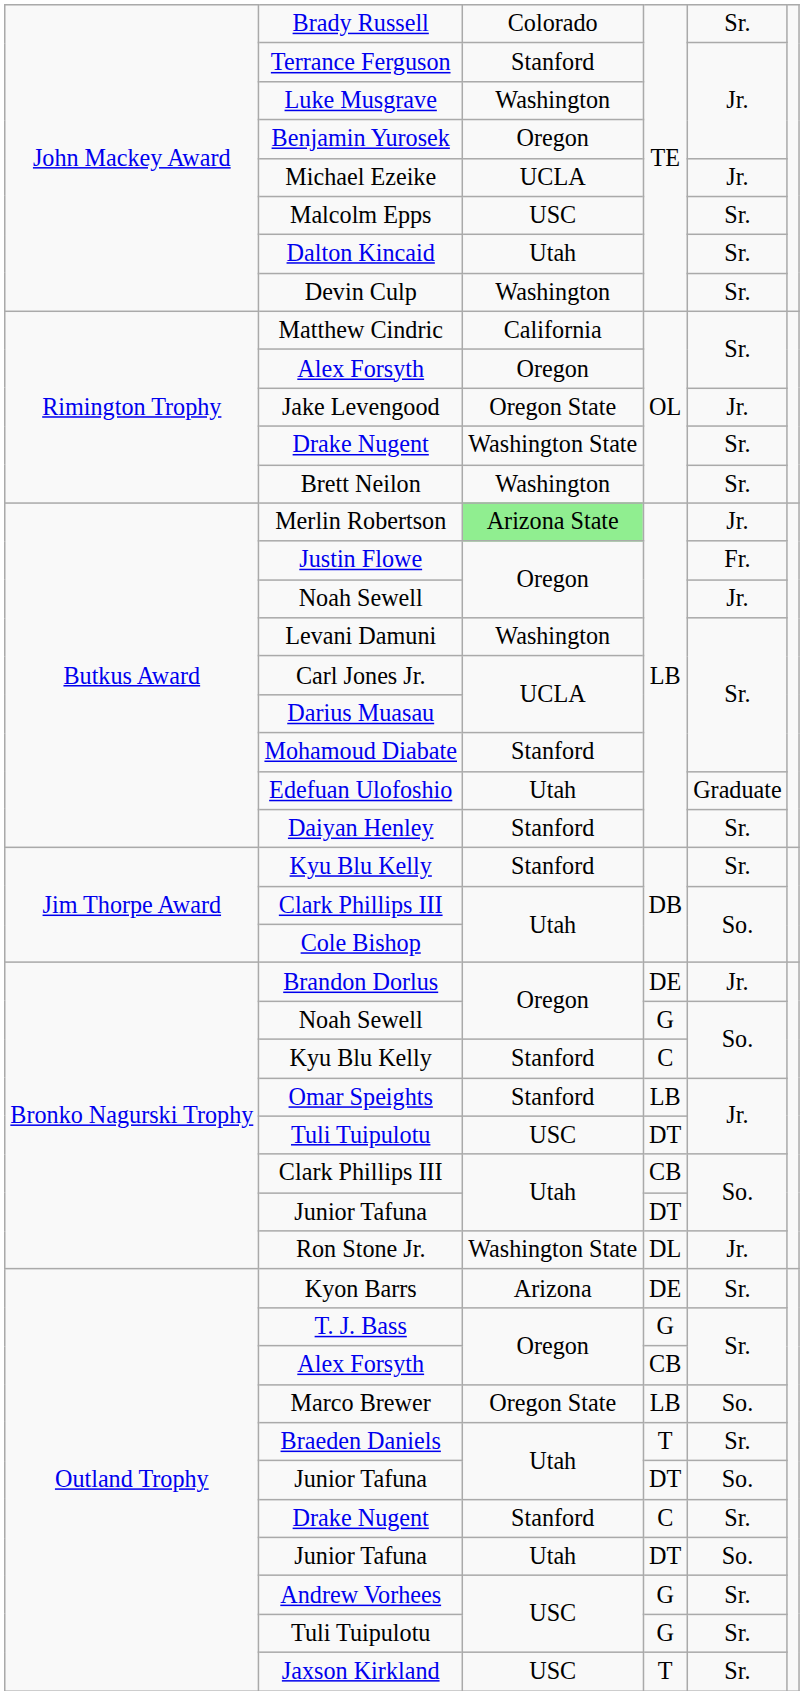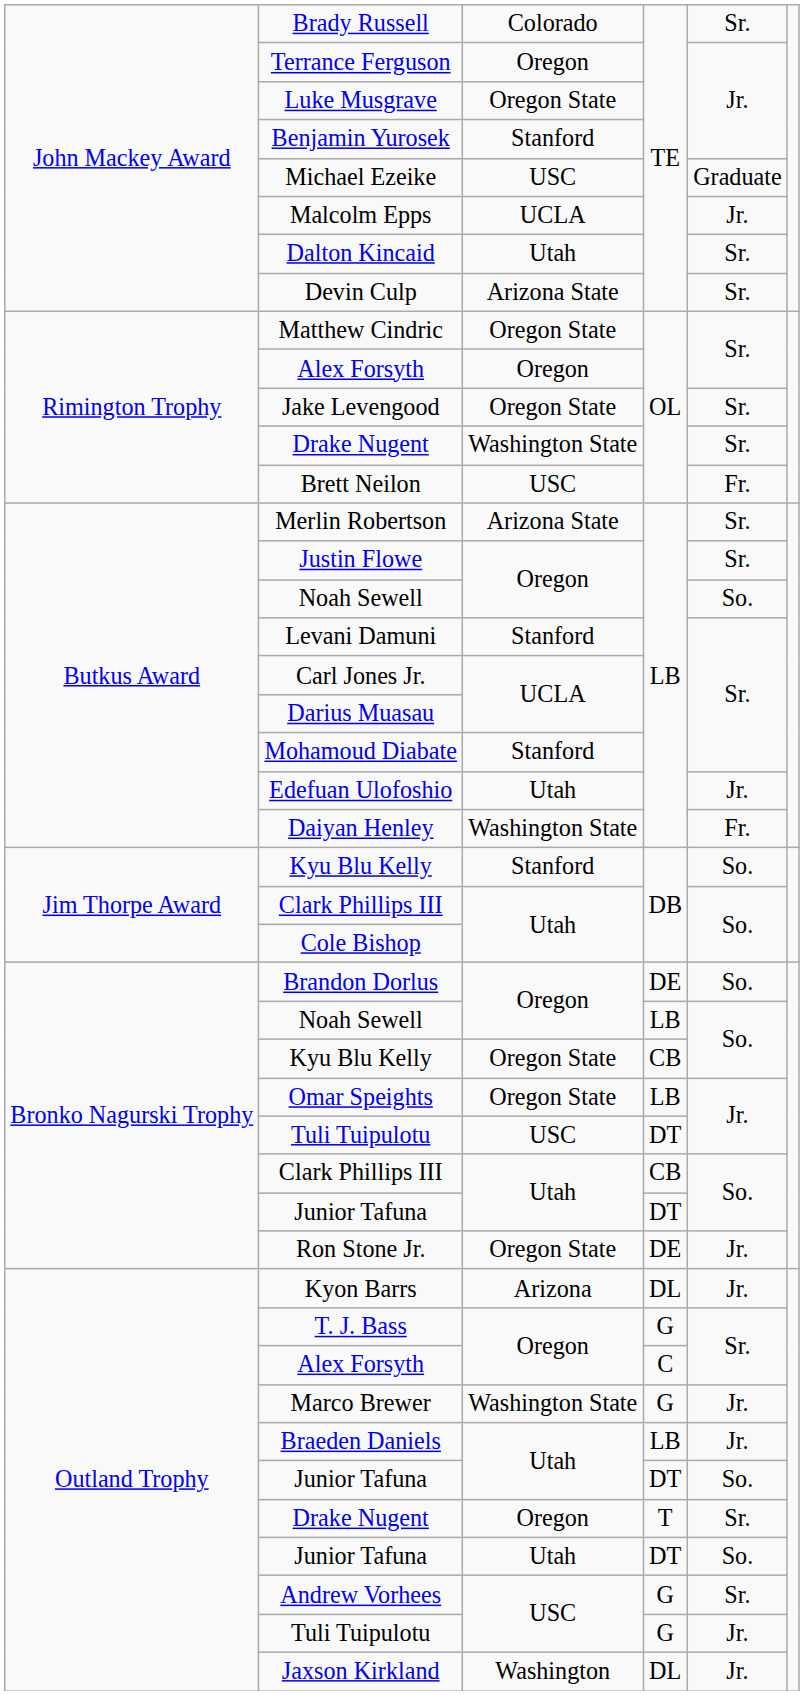(553, 61) Stanford -> (553, 61) Oregon
(553, 100) Washington -> (553, 100) Oregon State
(553, 138) Oregon -> (553, 138) Stanford
(553, 176) UCLA -> (553, 176) USC
(737, 176) Jr. -> (737, 176) Graduate
(553, 215) USC -> (553, 215) UCLA
(737, 215) Sr. -> (737, 215) Jr.
(553, 291) Washington -> (553, 291) Arizona State
(553, 330) California -> (553, 330) Oregon State
(737, 406) Jr. -> (737, 406) Sr.
(553, 483) Washington -> (553, 483) USC
(737, 483) Sr. -> (737, 483) Fr.
(553, 521) lightgreen background -> (553, 521) no background
(737, 521) Jr. -> (737, 521) Sr.
(737, 560) Fr. -> (737, 560) Sr.
(737, 598) Jr. -> (737, 598) So.
(553, 636) Washington -> (553, 636) Stanford
(737, 789) Graduate -> (737, 789) Jr.
(553, 828) Stanford -> (553, 828) Washington State
(737, 828) Sr. -> (737, 828) Fr.
(737, 866) Sr. -> (737, 866) So.
(737, 981) Jr. -> (737, 981) So.
(665, 1019) G -> (665, 1019) LB
(553, 1058) Stanford -> (553, 1058) Oregon State
(665, 1058) C -> (665, 1058) CB
(553, 1096) Stanford -> (553, 1096) Oregon State
(553, 1249) Washington State -> (553, 1249) Oregon State
(665, 1249) DL -> (665, 1249) DE
(665, 1288) DE -> (665, 1288) DL
(737, 1288) Sr. -> (737, 1288) Jr.
(665, 1364) CB -> (665, 1364) C
(553, 1403) Oregon State -> (553, 1403) Washington State
(665, 1403) LB -> (665, 1403) G
(737, 1403) So. -> (737, 1403) Jr.
(665, 1441) T -> (665, 1441) LB
(737, 1441) Sr. -> (737, 1441) Jr.
(553, 1517) Stanford -> (553, 1517) Oregon
(665, 1517) C -> (665, 1517) T
(737, 1632) Sr. -> (737, 1632) Jr.
(553, 1671) USC -> (553, 1671) Washington
(665, 1671) T -> (665, 1671) DL
(737, 1671) Sr. -> (737, 1671) Jr.
